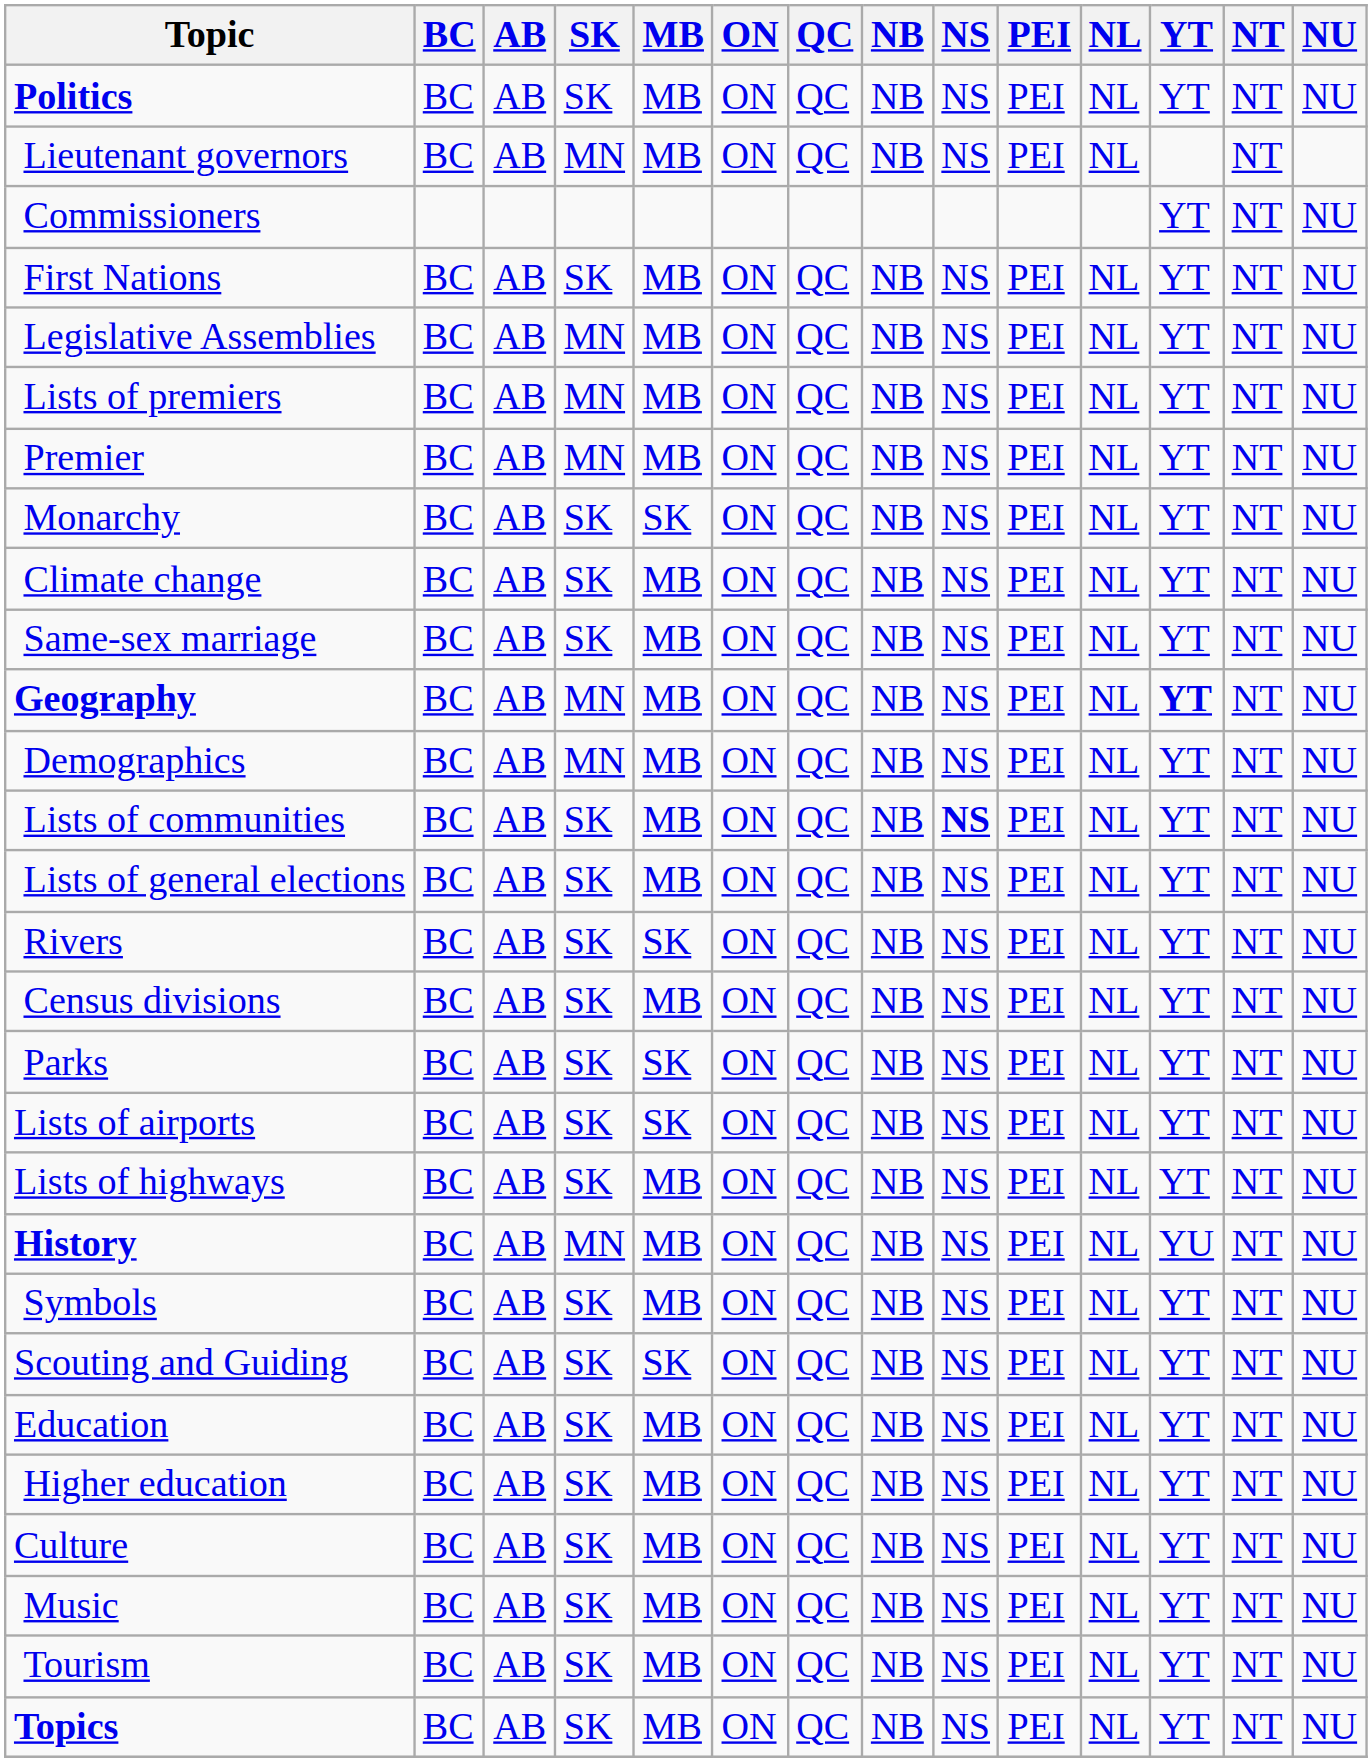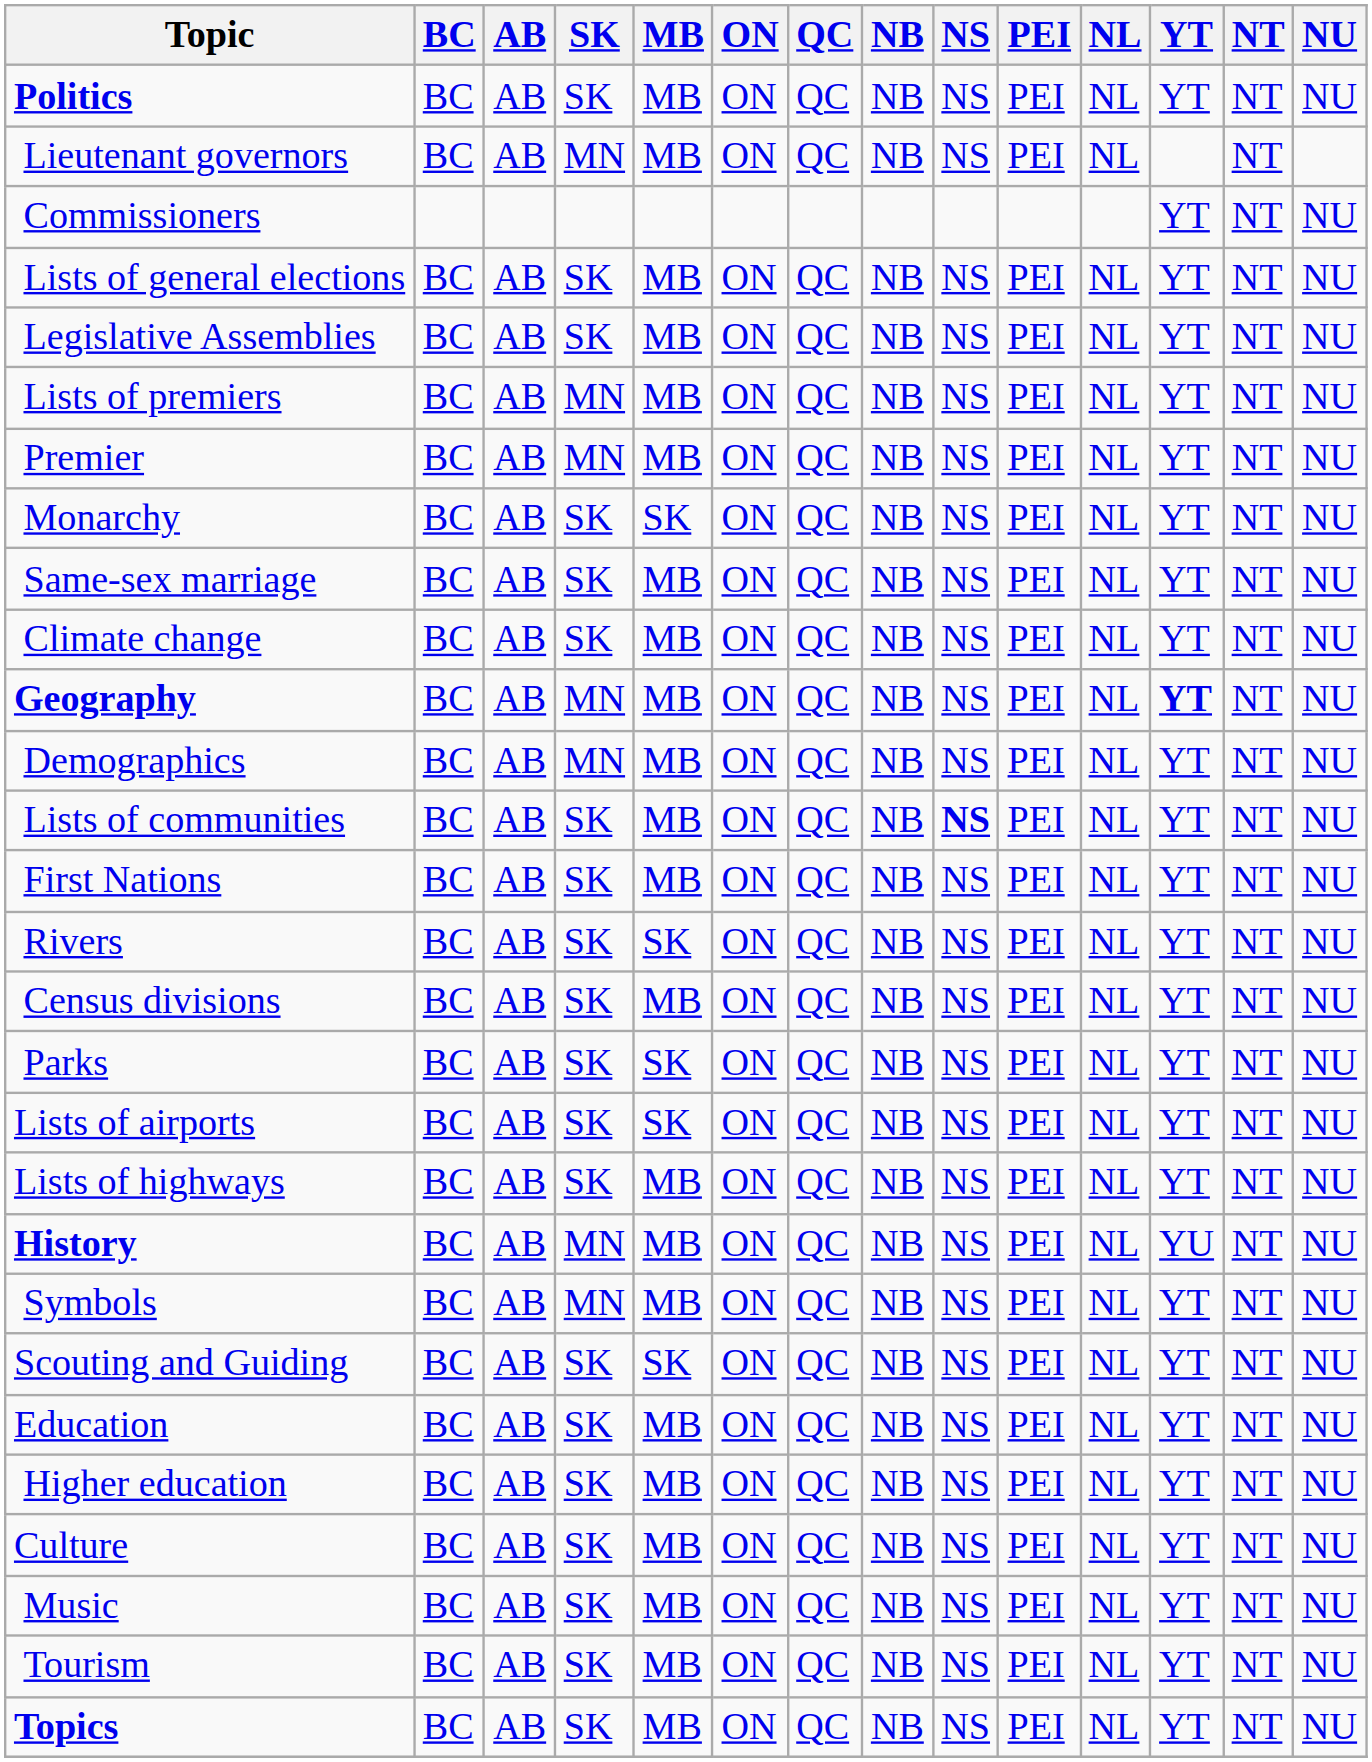rows swapped: (210, 880) <-> (118, 276)
(594, 336) MN -> (588, 336) SK
rows swapped: (165, 638) <-> (138, 578)
(588, 1302) SK -> (594, 1302) MN
